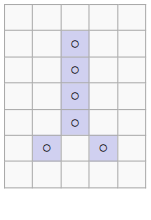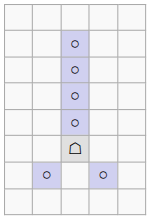+ row: (47, 149)
